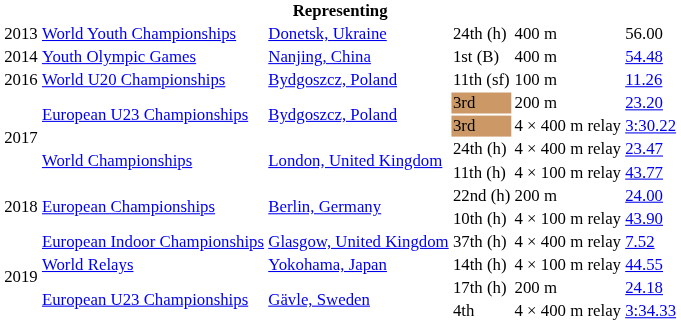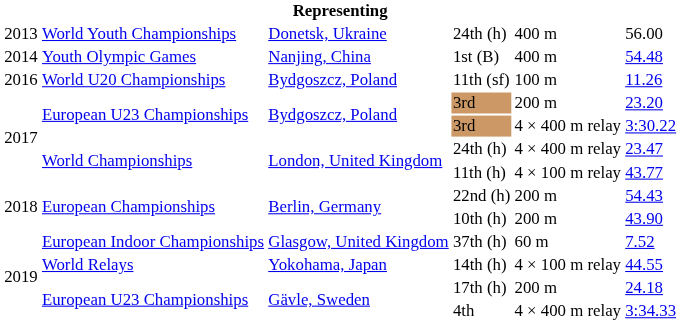(644, 195) 24.00 -> (644, 195) 54.43
(568, 218) 4 × 100 m relay -> (536, 218) 200 m
(568, 241) 4 × 400 m relay -> (532, 241) 60 m
